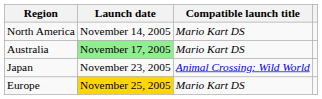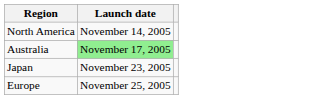- column: (243, 13)
(125, 85) gold background -> (125, 85) no background
